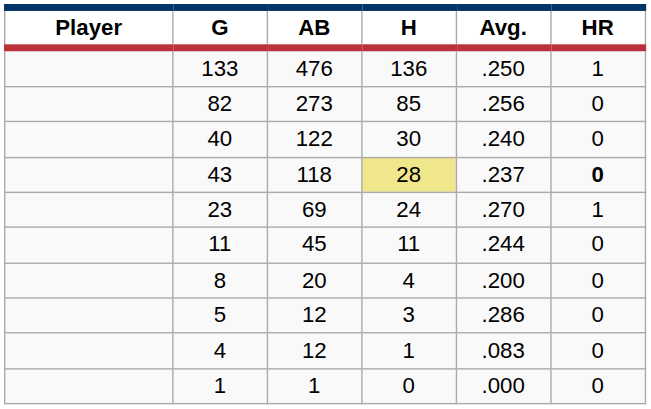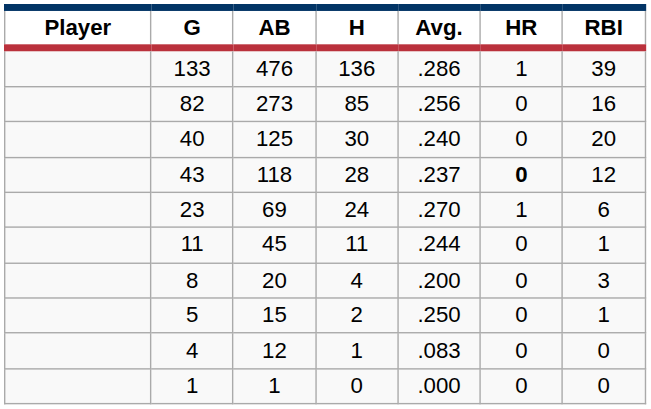+ column: (604, 27)
(503, 68) .250 -> (439, 68) .286
(314, 139) 122 -> (274, 139) 125
(409, 174) khaki background -> (357, 174) no background
(314, 315) 12 -> (274, 315) 15
(409, 315) 3 -> (357, 315) 2
(503, 315) .286 -> (439, 315) .250
